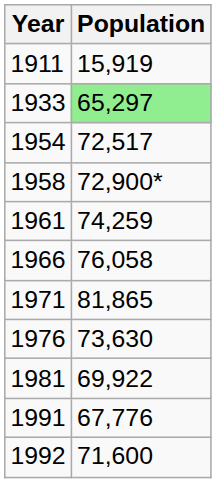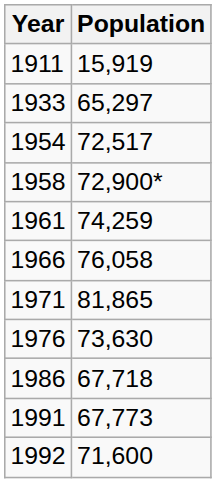(115, 102) lightgreen background -> (115, 102) no background
- row: (38, 378)
+ row: (38, 378)
(115, 417) 67,776 -> (115, 417) 67,773
